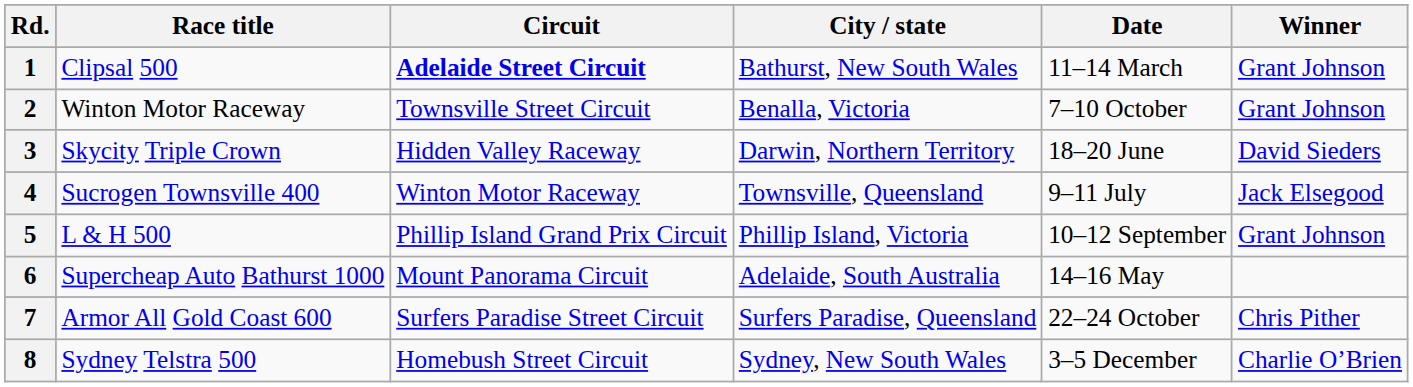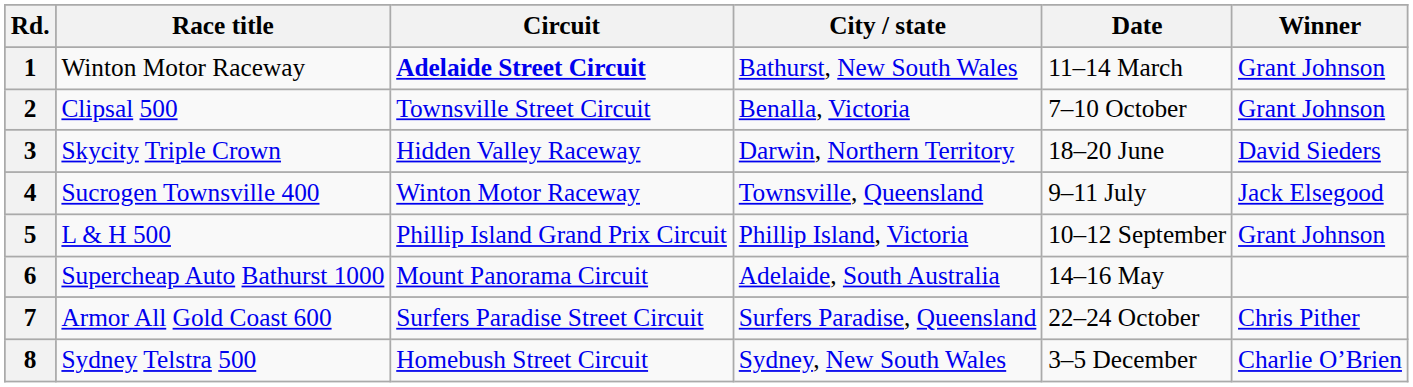(119, 67) Clipsal 500 -> (183, 67) Winton Motor Raceway
(183, 109) Winton Motor Raceway -> (119, 109) Clipsal 500
